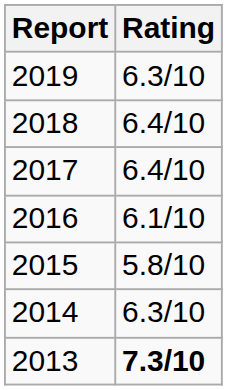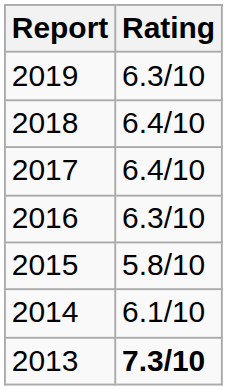(164, 218) 6.1/10 -> (164, 218) 6.3/10
(164, 312) 6.3/10 -> (164, 312) 6.1/10
